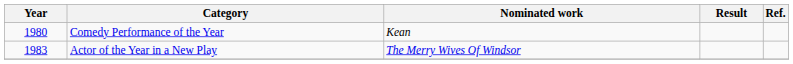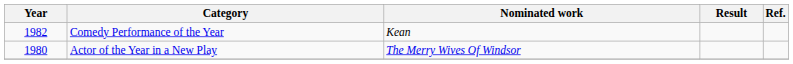(36, 31) 1980 -> (36, 31) 1982
(36, 50) 1983 -> (36, 50) 1980
